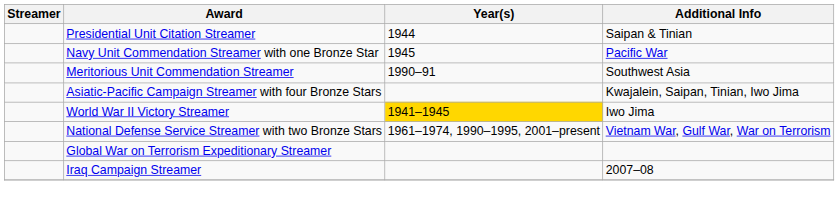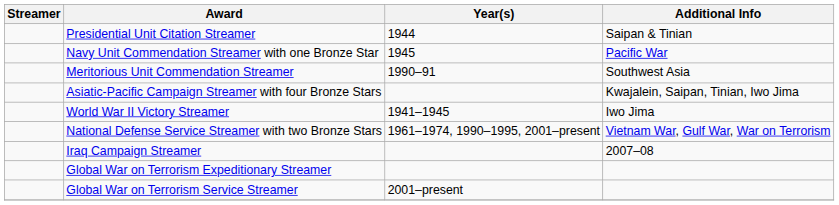(419, 111) gold background -> (419, 111) no background
rows swapped: (134, 170) <-> (199, 151)
+ row: (182, 190)
